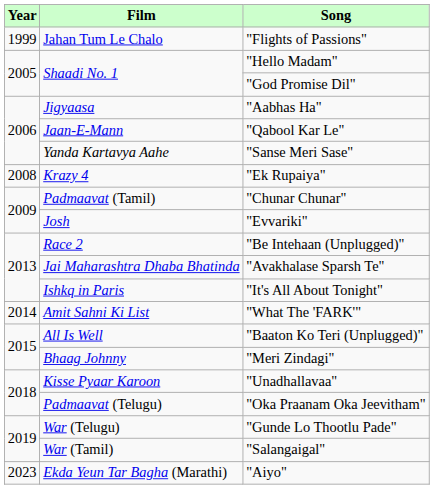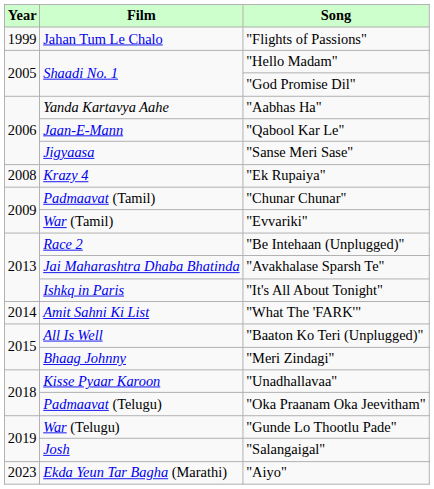(69, 107) Jigyaasa -> (106, 107) Yanda Kartavya Aahe
(106, 152) Yanda Kartavya Aahe -> (69, 152) Jigyaasa
(56, 221) Josh -> (78, 221) War (Tamil)
(78, 449) War (Tamil) -> (56, 449) Josh
